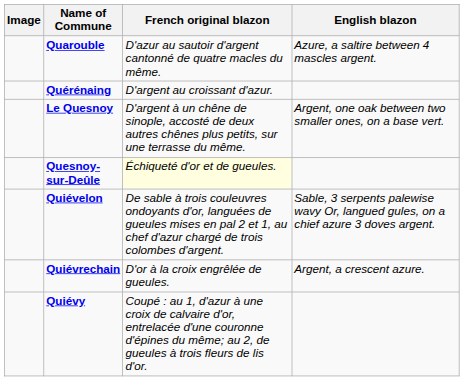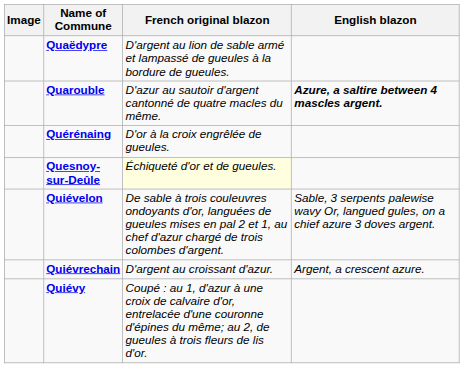+ row: (77, 45)
(362, 51) normal -> (366, 96) bold
(199, 90) D'argent au croissant d'azur. -> (194, 141) D'or à la croix engrêlée de gueules.
- row: (80, 108)
(194, 276) D'or à la croix engrêlée de gueules. -> (199, 269) D'argent au croissant d'azur.
